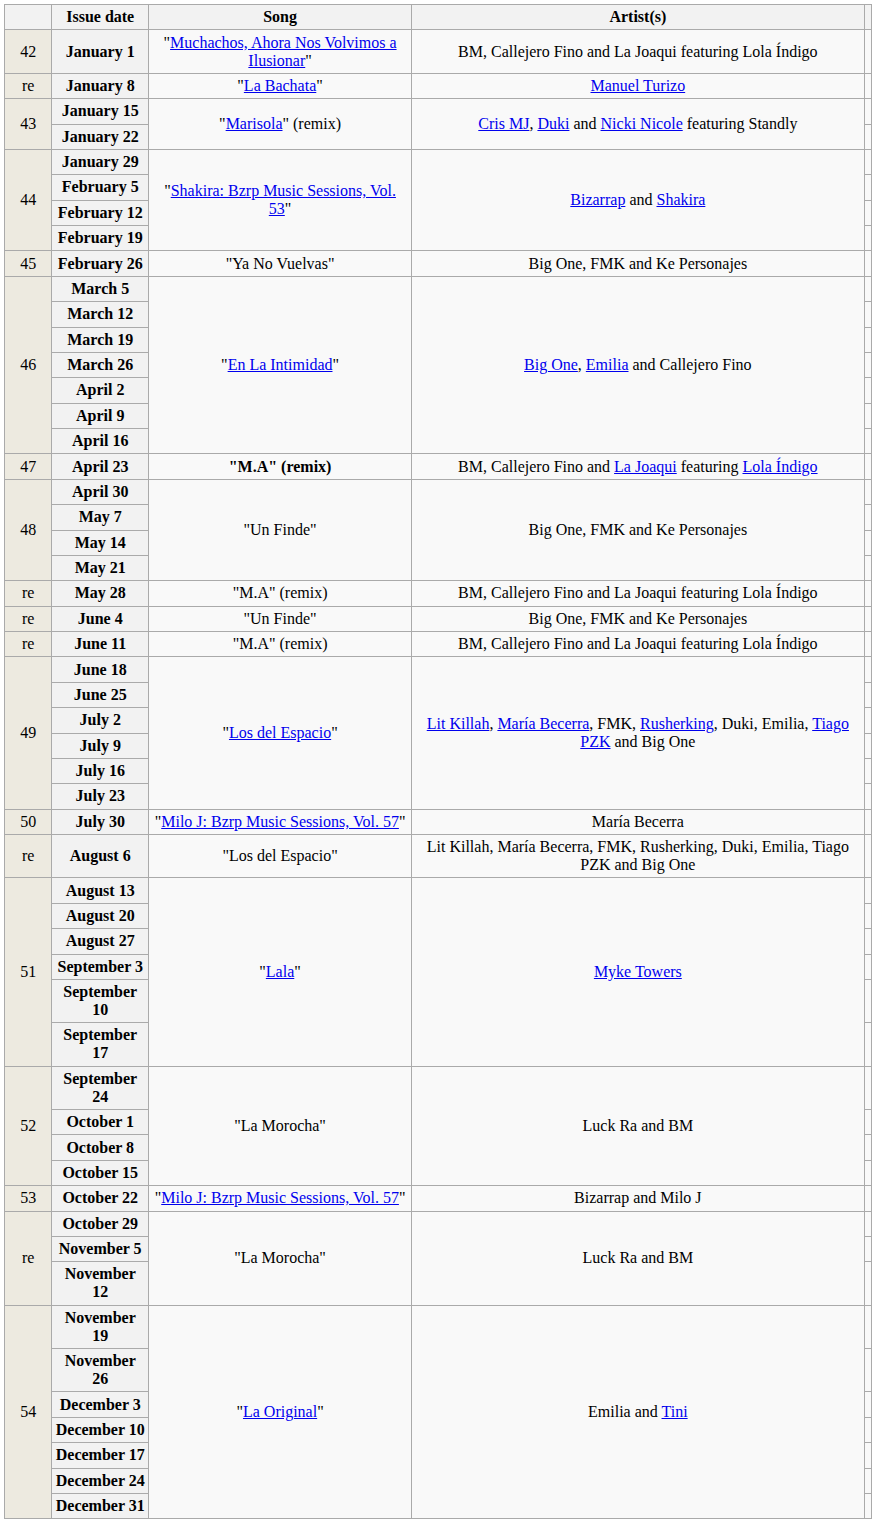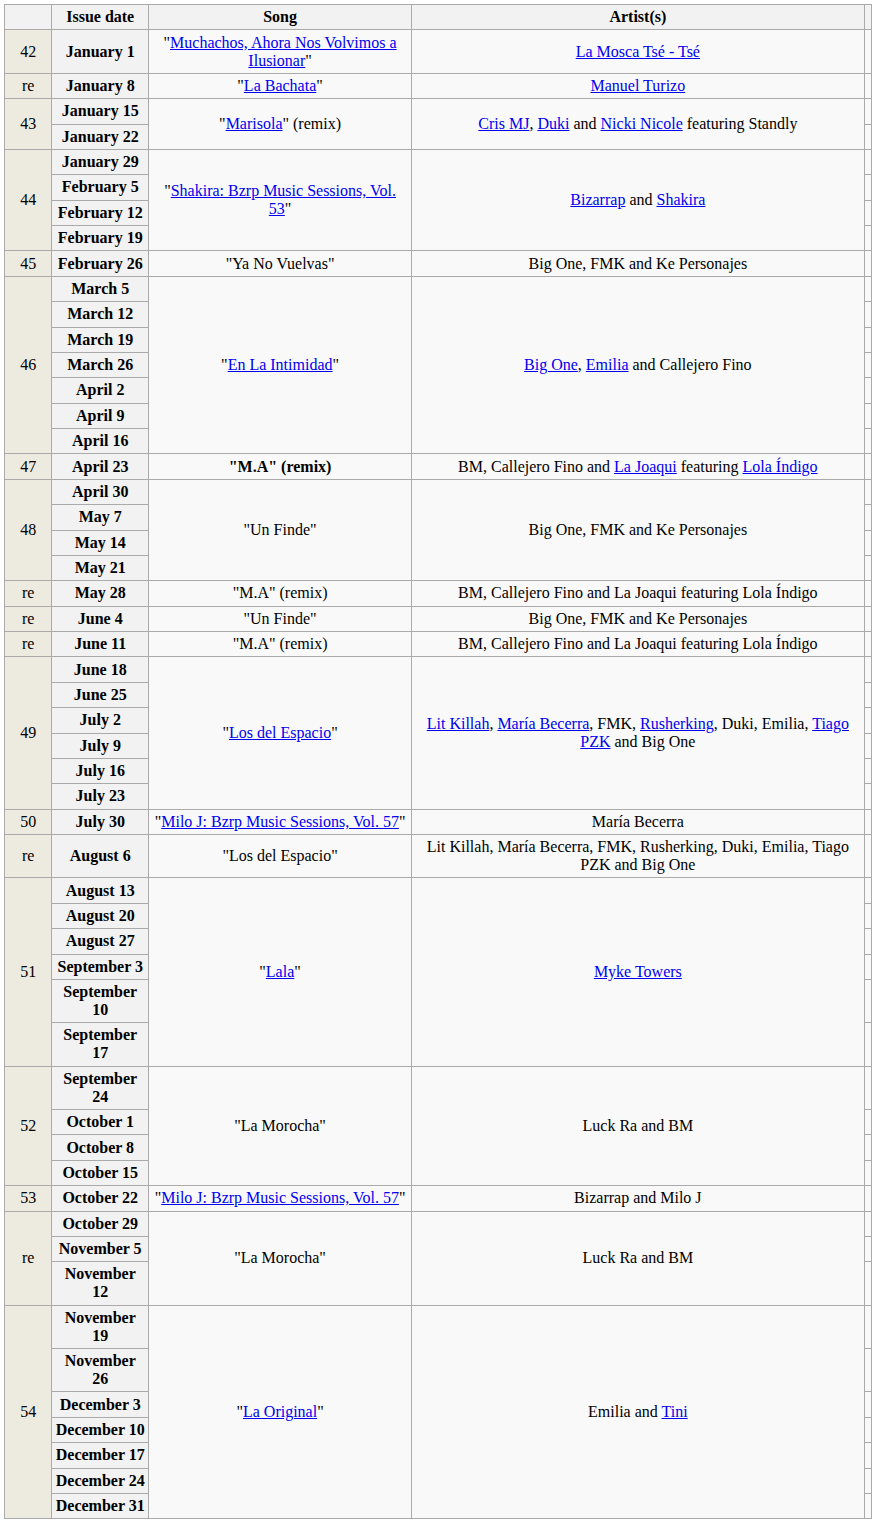(638, 51) BM, Callejero Fino and La Joaqui featuring Lola Índigo -> (638, 51) La Mosca Tsé - Tsé
